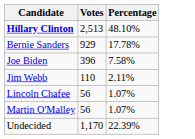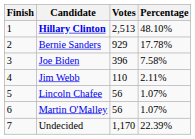+ column: (20, 12)
